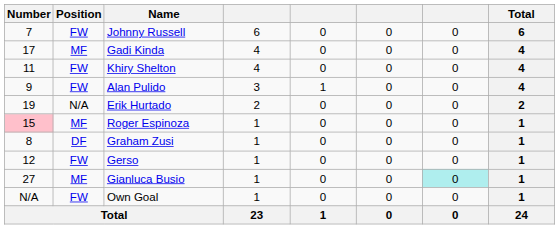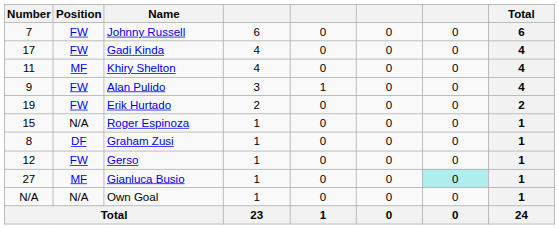(79, 50) MF -> (79, 50) FW
(79, 69) FW -> (79, 69) MF
(79, 105) N/A -> (79, 105) FW
(29, 123) pink background -> (29, 123) no background
(79, 123) MF -> (79, 123) N/A
(79, 197) FW -> (79, 197) N/A
